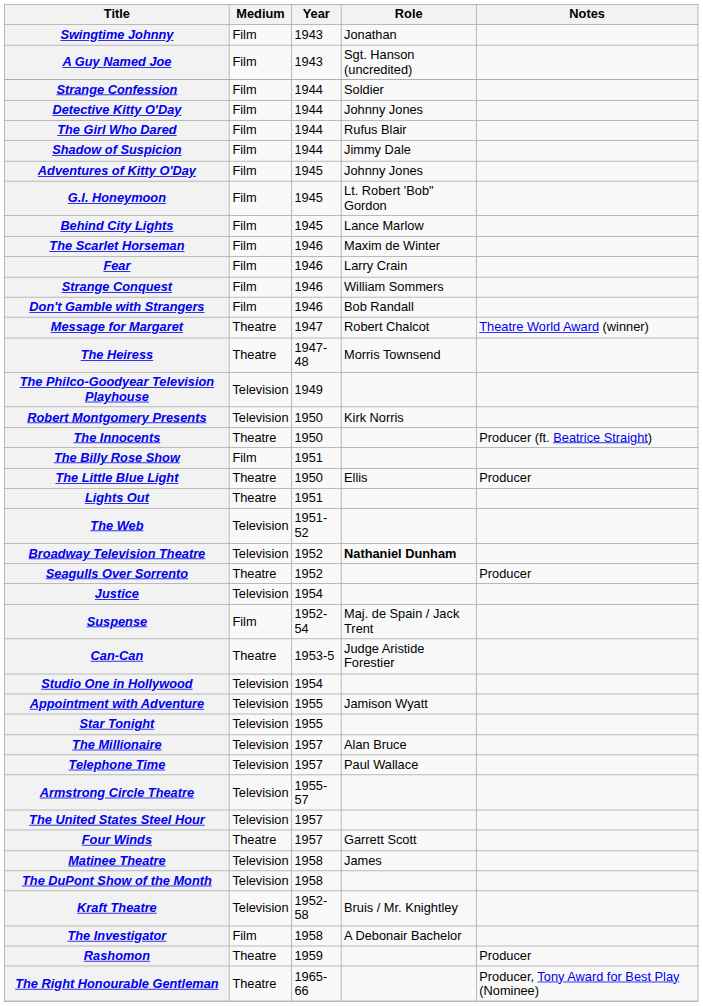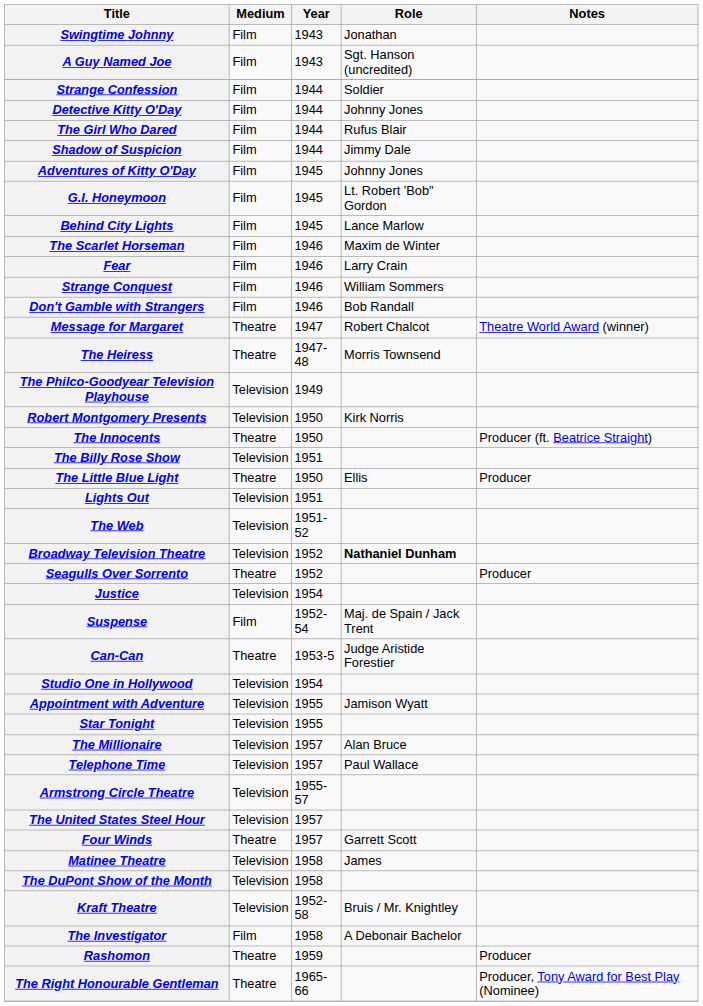(244, 457) Film -> (260, 457) Television
(254, 498) Theatre -> (260, 498) Television
